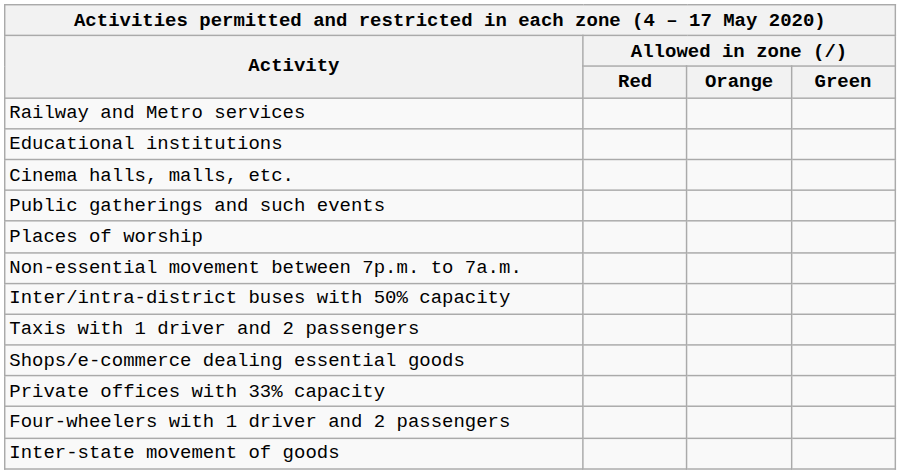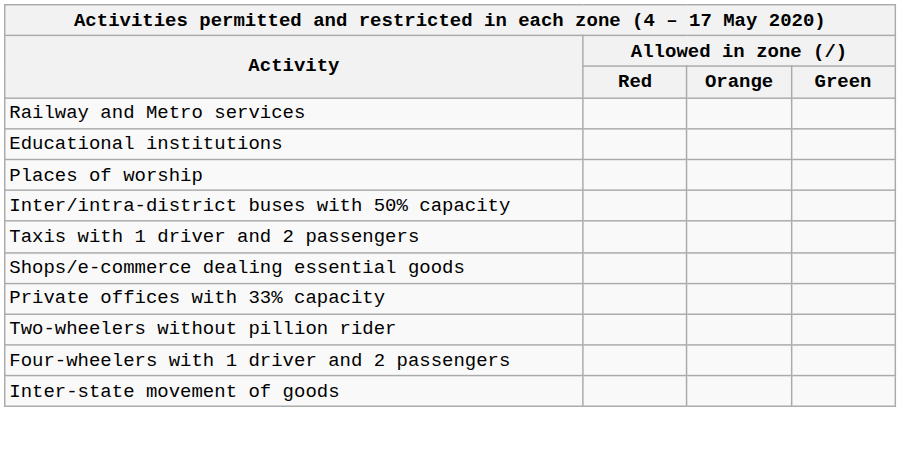- row: (152, 175)
- row: (197, 206)
- row: (266, 268)
+ row: (203, 330)
